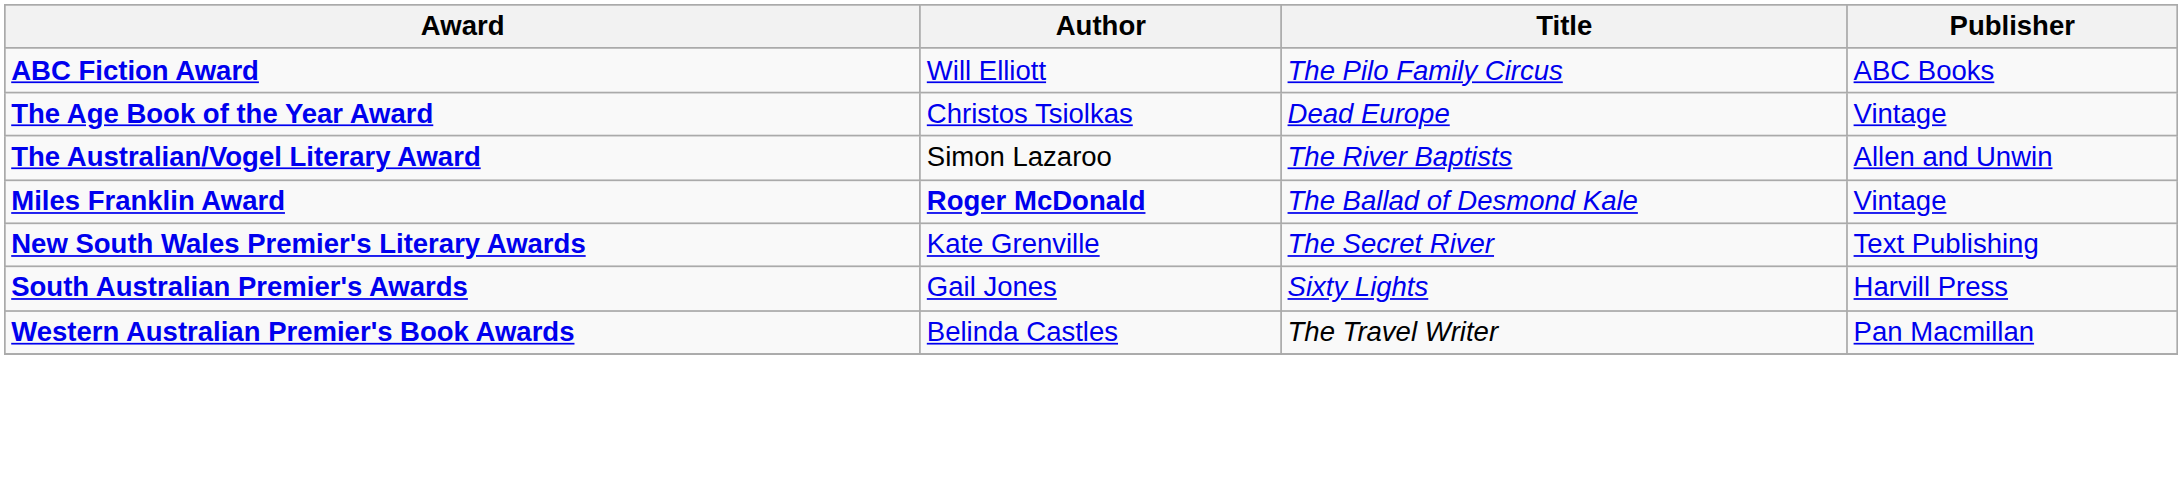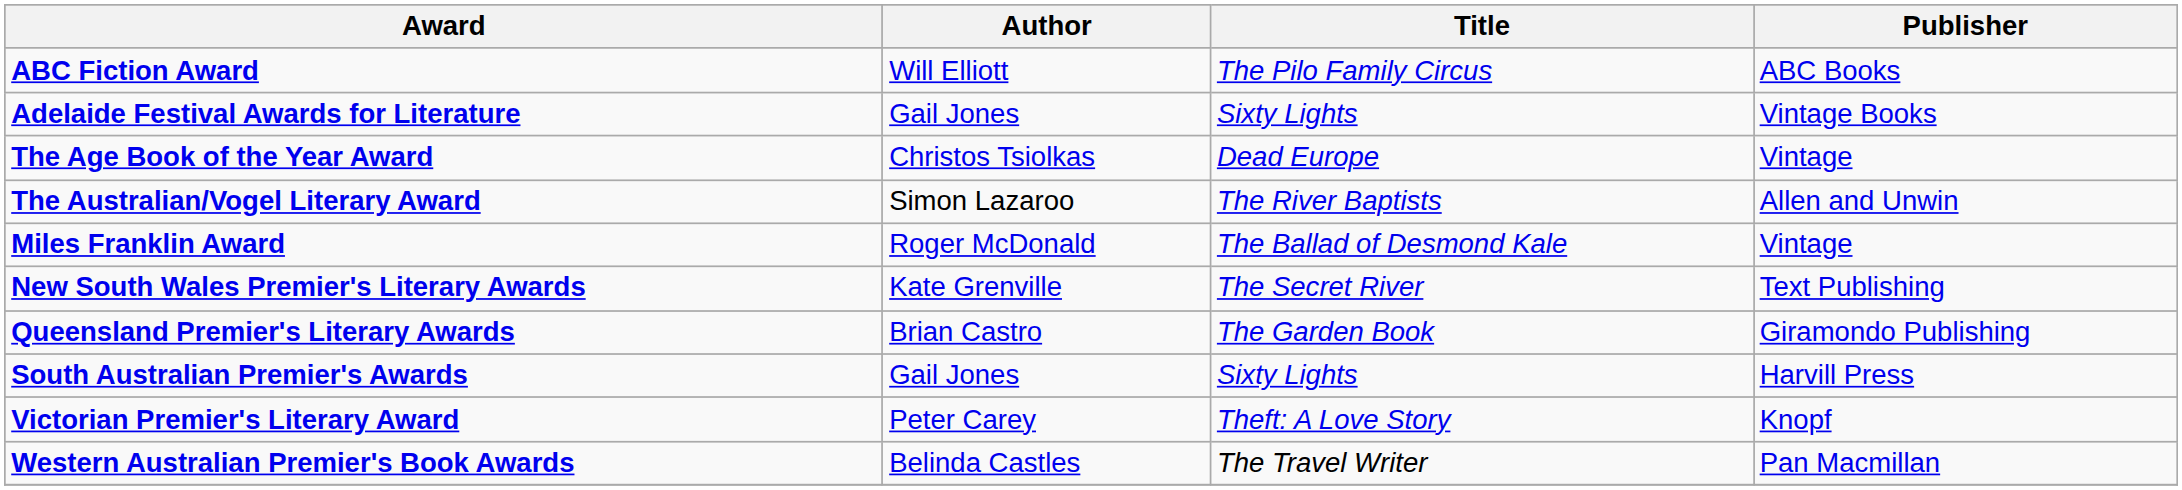+ row: (266, 113)
(1036, 200) bold -> (992, 244) normal
+ row: (263, 331)
+ row: (235, 419)
